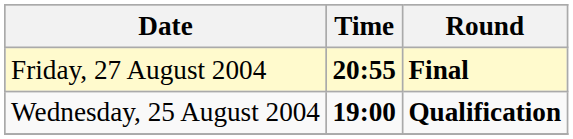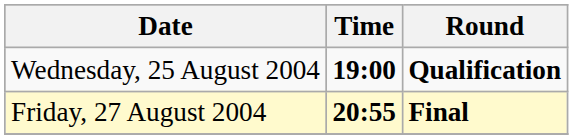rows swapped: (166, 112) <-> (139, 69)
